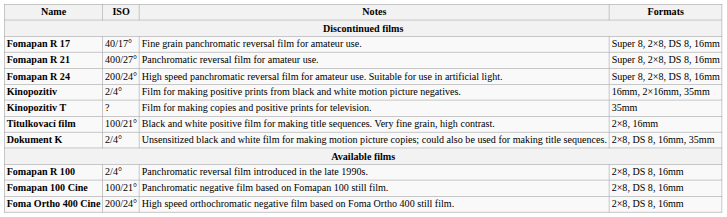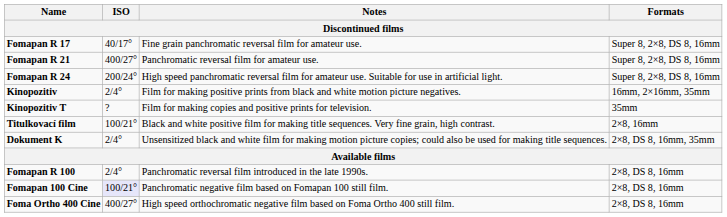(121, 188) no background -> (121, 188) lavender background
(121, 204) 200/24° -> (121, 204) 400/27°
